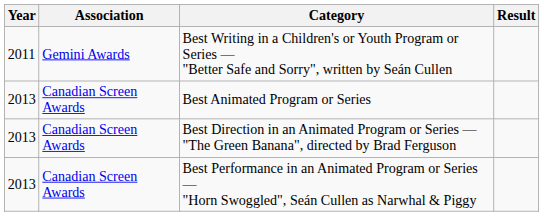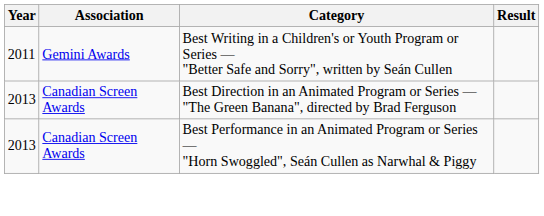- row: (277, 99)
